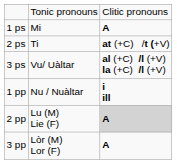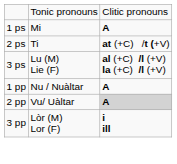(52, 65) Vu/ Uàltar -> (45, 65) Lu (M) Lie (F)
(106, 92) i ill -> (106, 86) A
(45, 118) Lu (M) Lie (F) -> (52, 102) Vu/ Uàltar
(106, 145) A -> (106, 123) i ill
